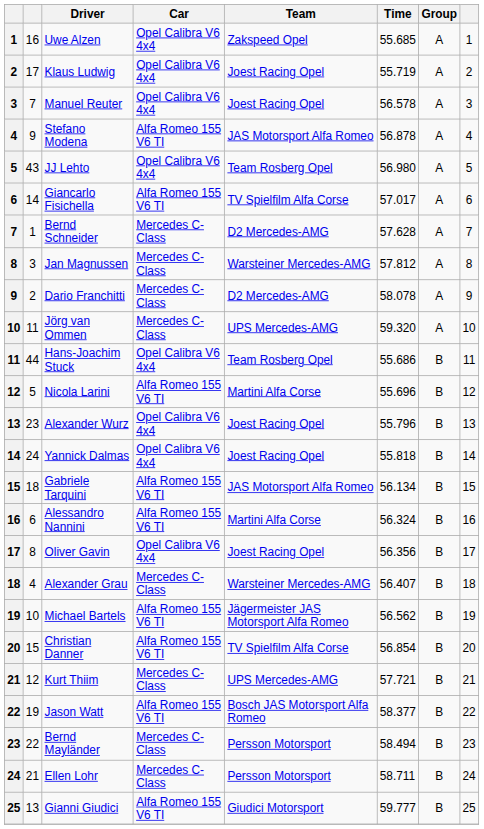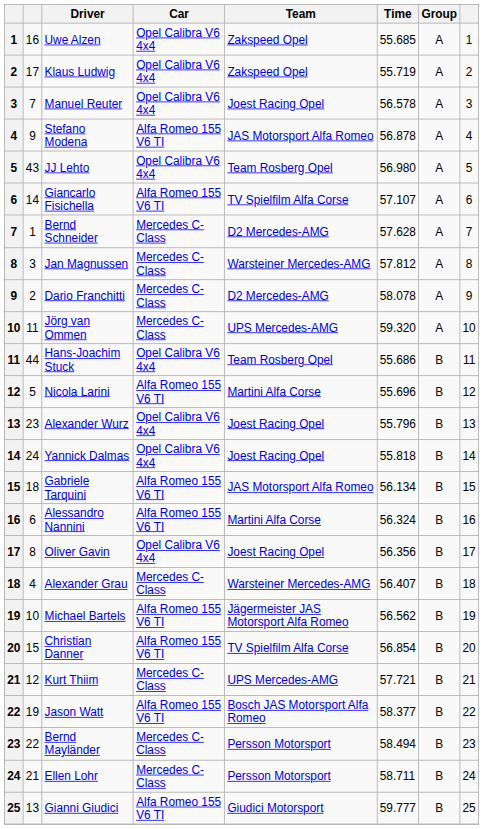(276, 71) Joest Racing Opel -> (268, 71) Zakspeed Opel
(398, 200) 57.017 -> (398, 200) 57.107
